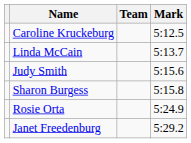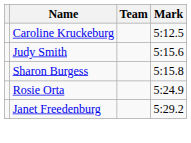- row: (48, 52)
